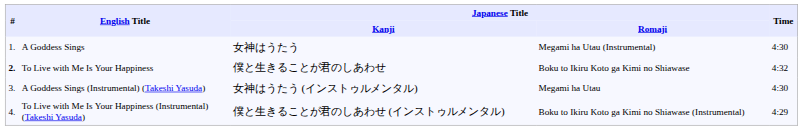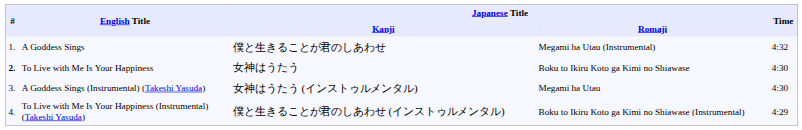(266, 47) 女神はうたう -> (310, 47) 僕と生きることが君のしあわせ
(780, 47) 4:30 -> (780, 47) 4:32
(310, 68) 僕と生きることが君のしあわせ -> (266, 68) 女神はうたう
(780, 67) 4:32 -> (780, 67) 4:30
